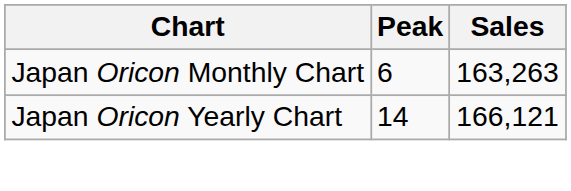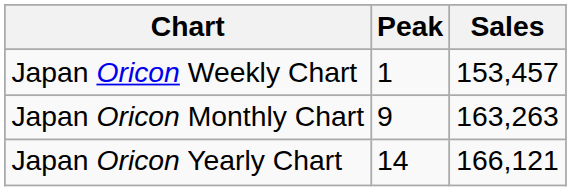+ row: (184, 71)
(385, 71) 6 -> (385, 116) 9
